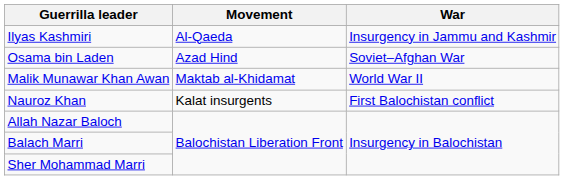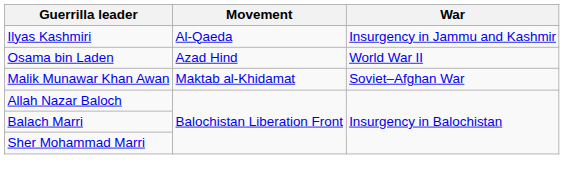(407, 57) Soviet–Afghan War -> (386, 57) World War II
(386, 79) World War II -> (407, 79) Soviet–Afghan War
- row: (47, 100)
